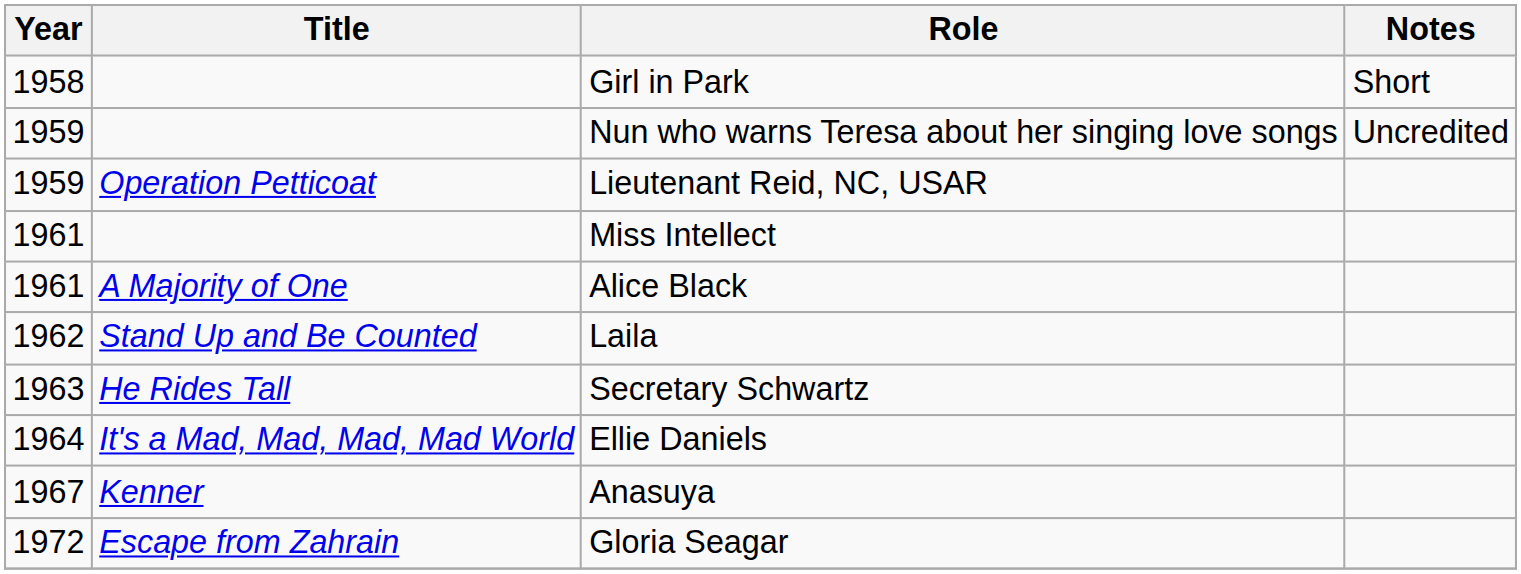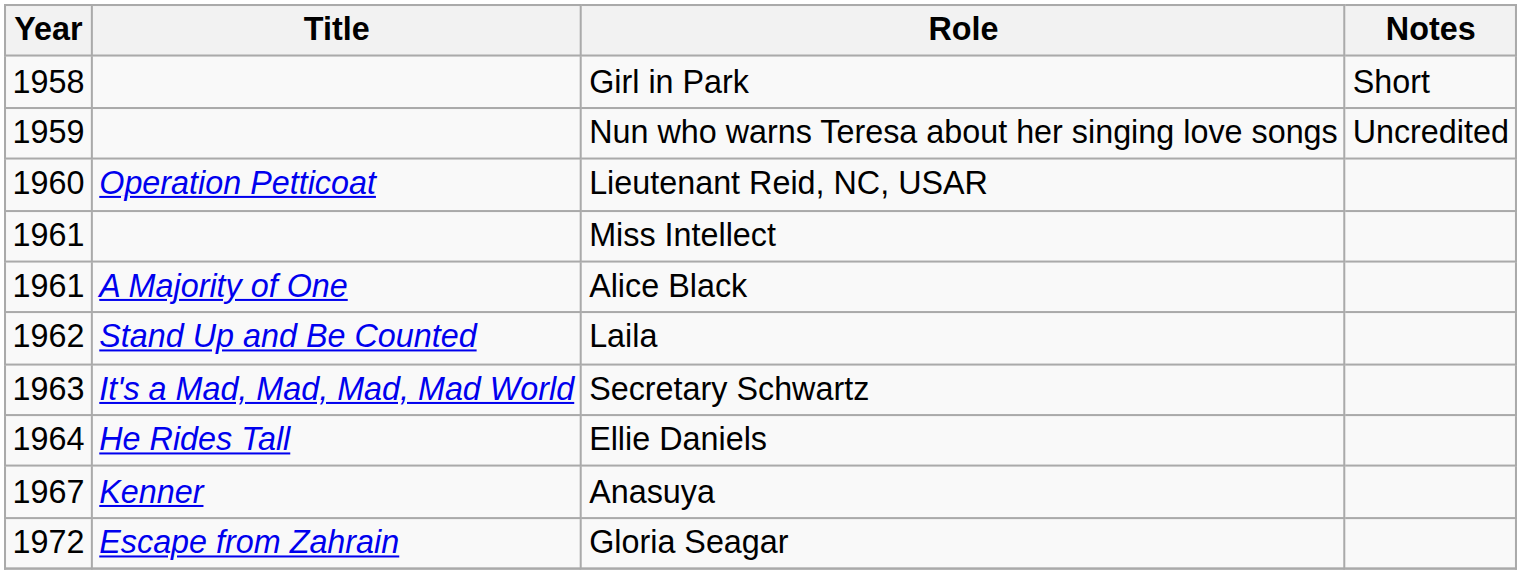(48, 183) 1959 -> (48, 183) 1960
(195, 388) He Rides Tall -> (337, 388) It's a Mad, Mad, Mad, Mad World
(337, 440) It's a Mad, Mad, Mad, Mad World -> (195, 440) He Rides Tall
